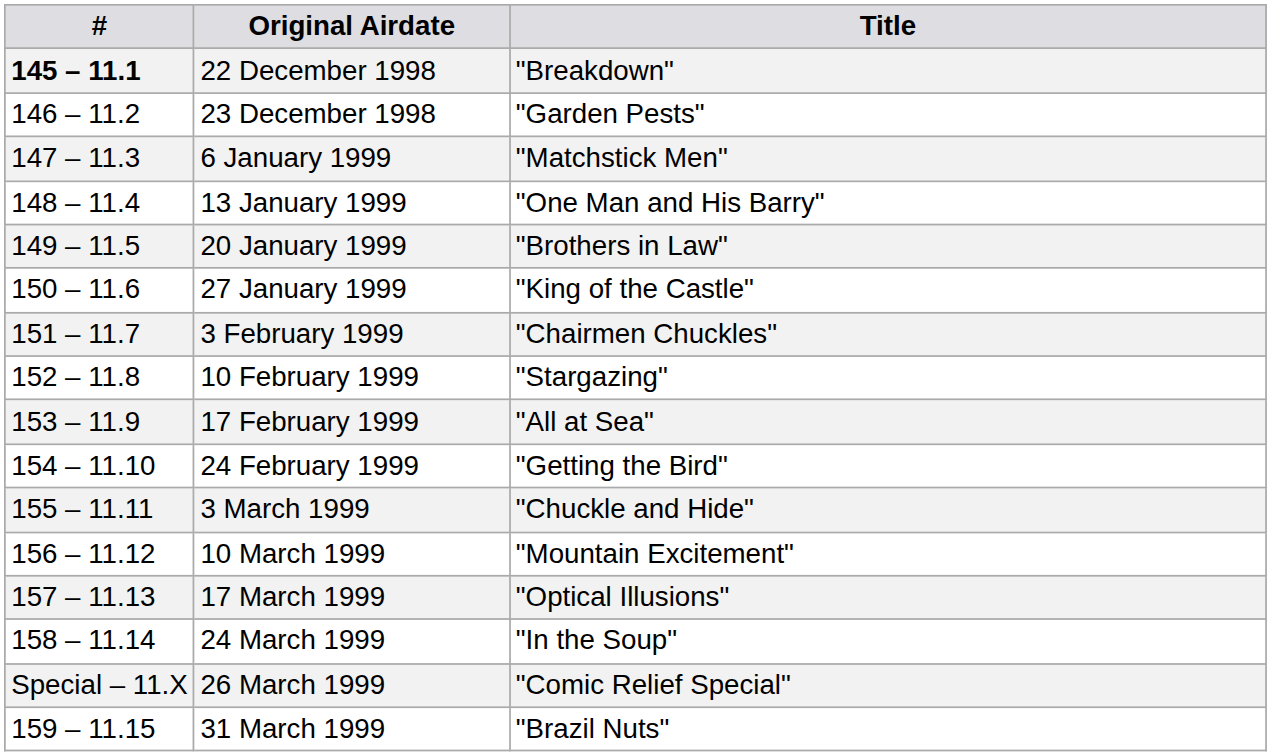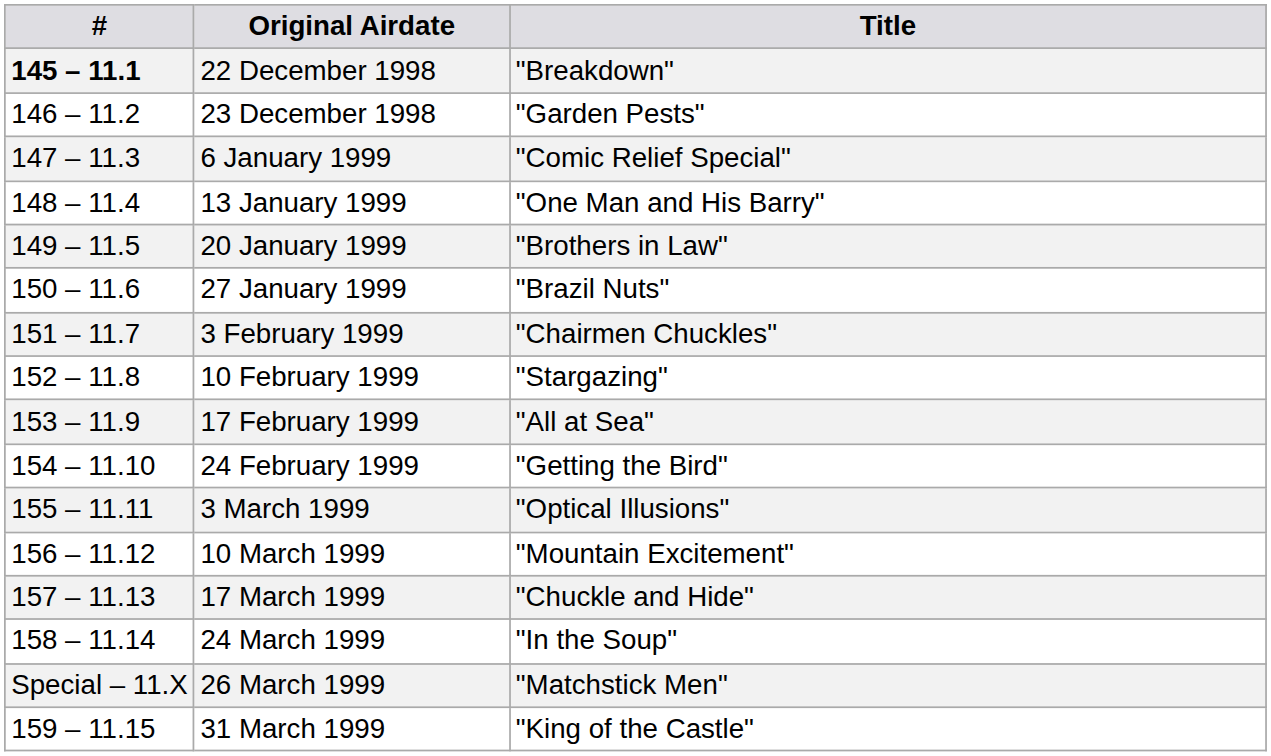(622, 158) "Matchstick Men" -> (653, 158) "Comic Relief Special"
(635, 289) "King of the Castle" -> (593, 289) "Brazil Nuts"
(635, 509) "Chuckle and Hide" -> (623, 509) "Optical Illusions"
(623, 597) "Optical Illusions" -> (635, 597) "Chuckle and Hide"
(653, 684) "Comic Relief Special" -> (622, 684) "Matchstick Men"
(593, 728) "Brazil Nuts" -> (635, 728) "King of the Castle"
